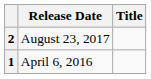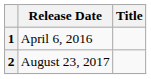rows swapped: (11, 61) <-> (11, 38)
